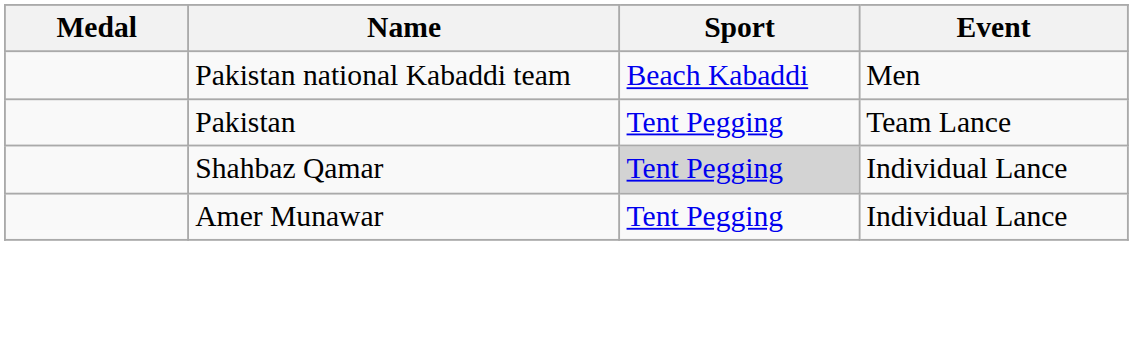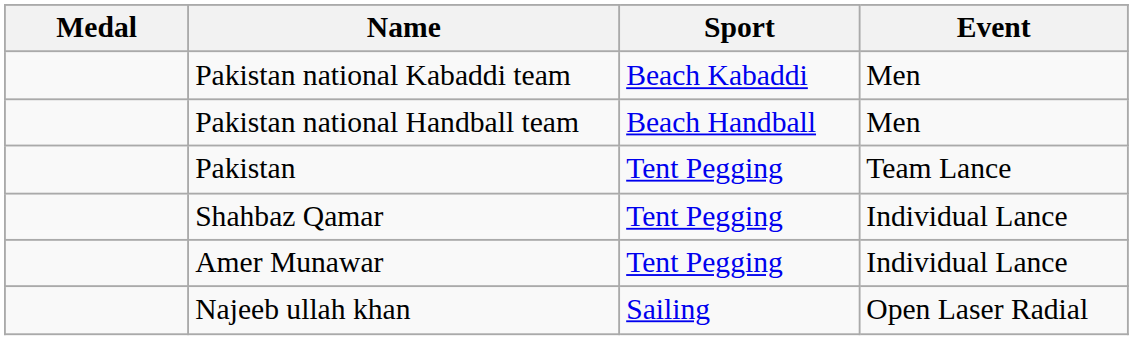+ row: (387, 121)
(705, 168) lightgrey background -> (704, 215) no background
+ row: (303, 309)
